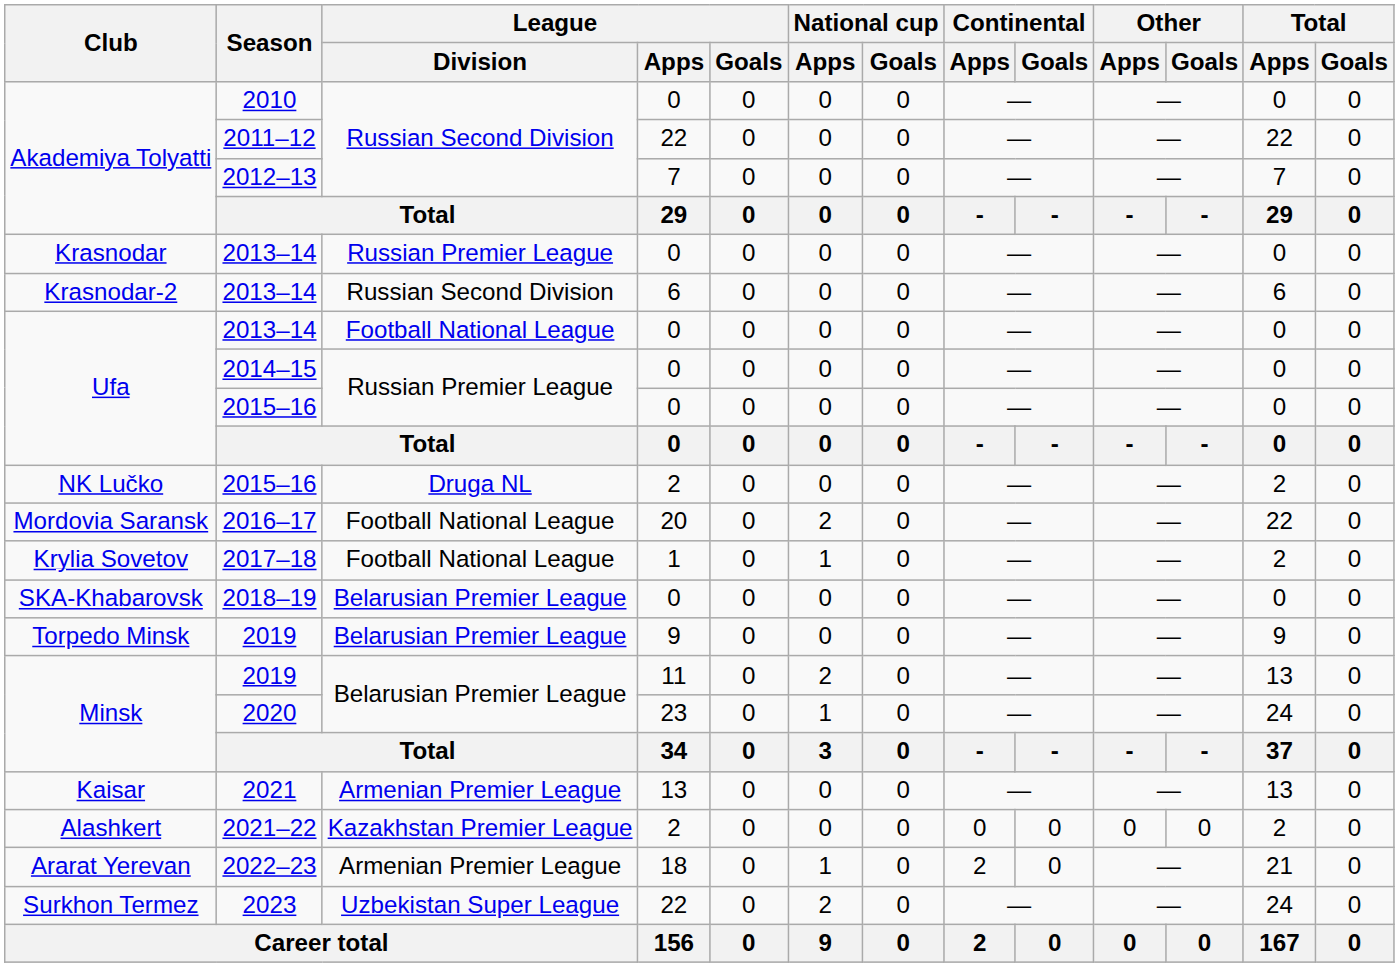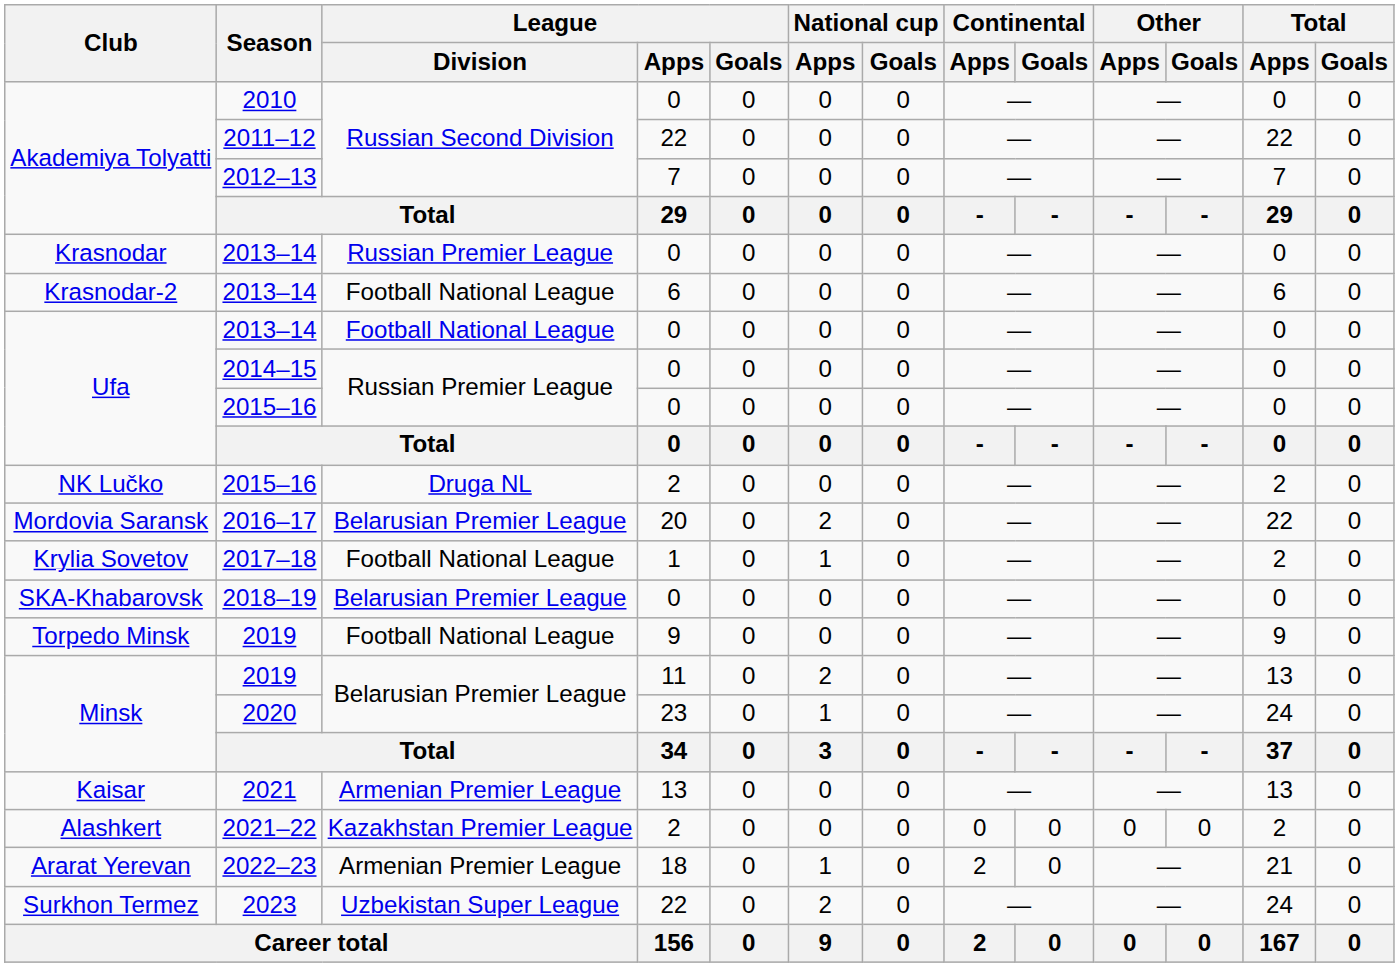(480, 291) Russian Second Division -> (480, 291) Football National League
(480, 521) Football National League -> (480, 521) Belarusian Premier League
(480, 636) Belarusian Premier League -> (480, 636) Football National League
